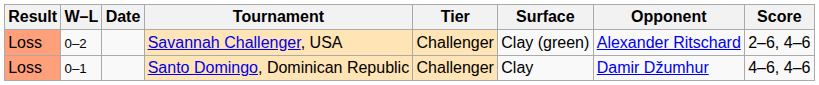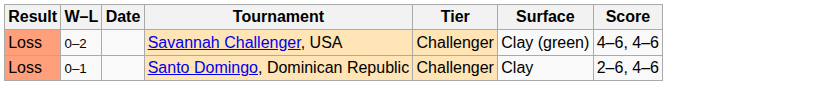- column: (669, 17)
(779, 42) 2–6, 4–6 -> (628, 42) 4–6, 4–6
(779, 67) 4–6, 4–6 -> (628, 67) 2–6, 4–6
